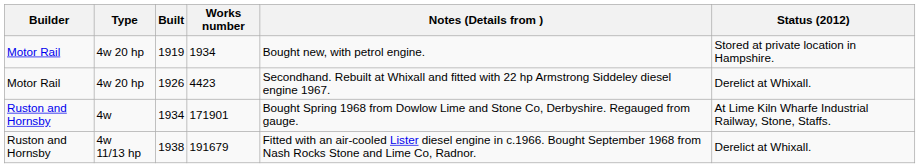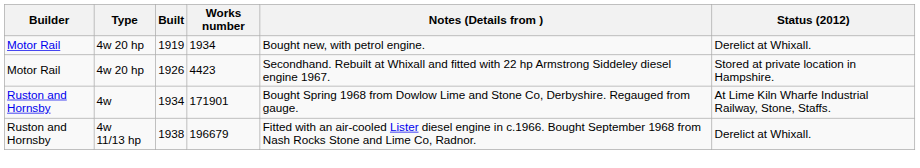(785, 51) Stored at private location in Hampshire. -> (763, 45) Derelict at Whixall.
(763, 83) Derelict at Whixall. -> (785, 70) Stored at private location in Hampshire.
(209, 146) 191679 -> (209, 133) 196679
